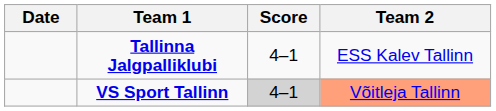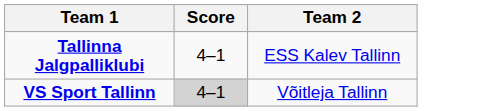- column: (41, 18)
(405, 92) lightsalmon background -> (332, 92) no background
